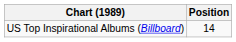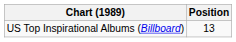(209, 28) 14 -> (209, 28) 13
